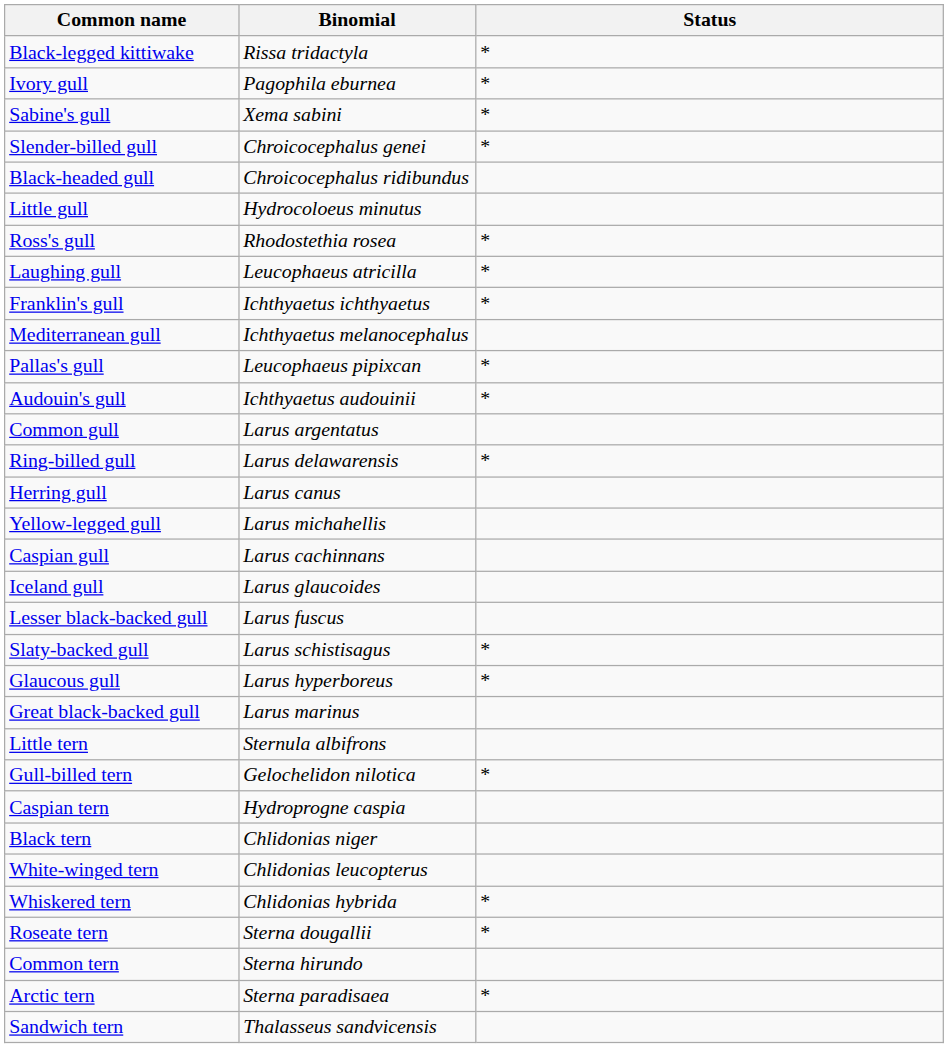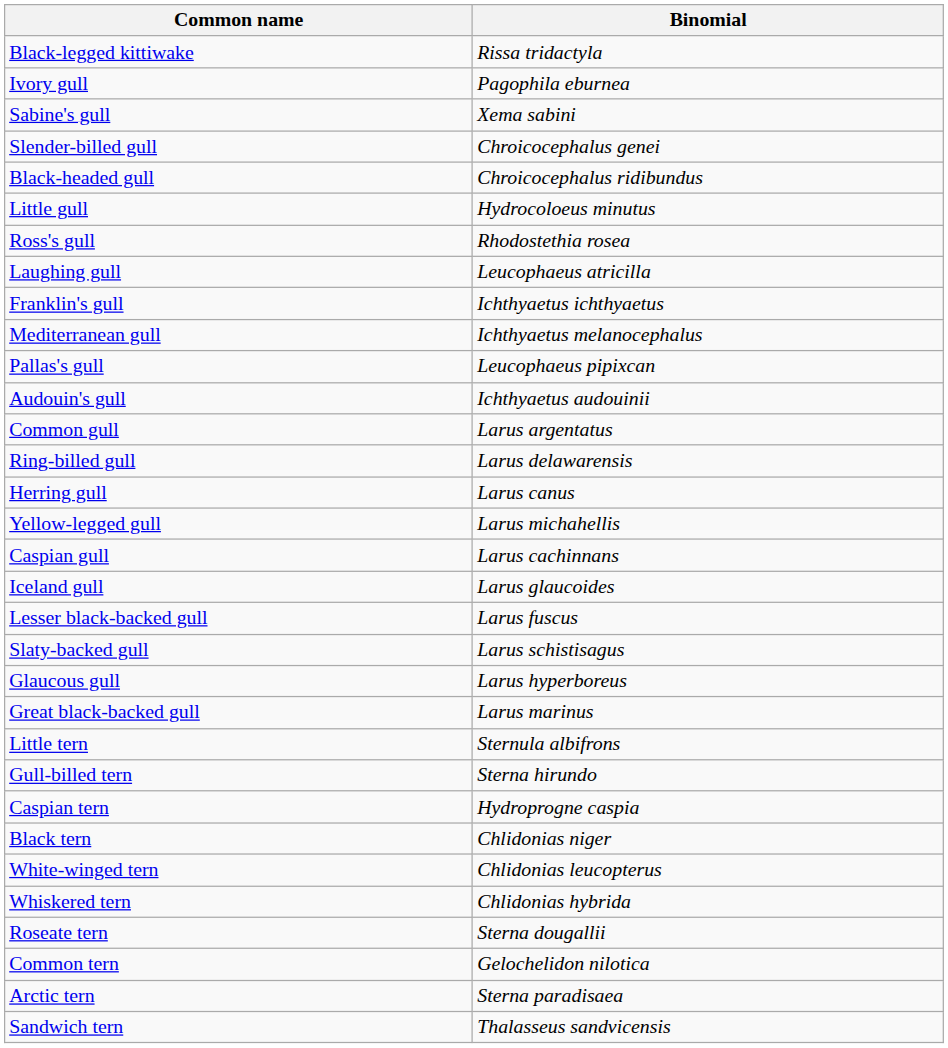- column: (710, 20)
(329, 775) Gelochelidon nilotica -> (537, 775) Sterna hirundo
(303, 964) Sterna hirundo -> (563, 964) Gelochelidon nilotica
